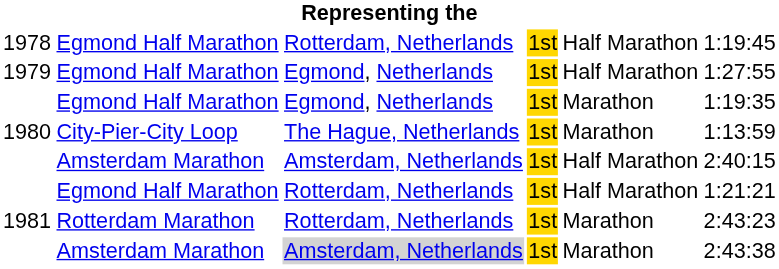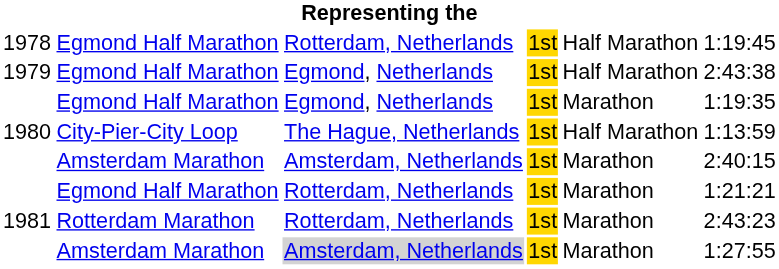(740, 72) 1:27:55 -> (740, 72) 2:43:38
(608, 131) Marathon -> (630, 131) Half Marathon
(630, 161) Half Marathon -> (608, 161) Marathon
(630, 191) Half Marathon -> (608, 191) Marathon
(740, 250) 2:43:38 -> (740, 250) 1:27:55
